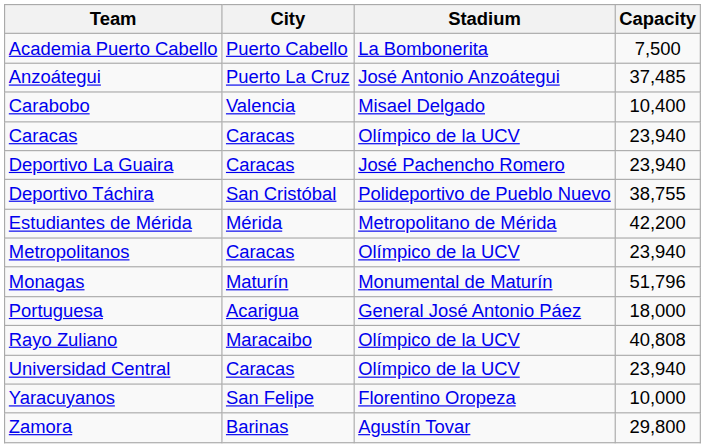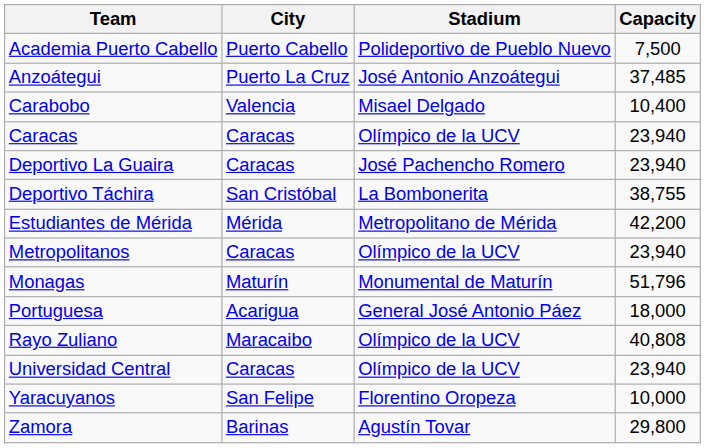(423, 48) La Bombonerita -> (485, 48) Polideportivo de Pueblo Nuevo
(485, 194) Polideportivo de Pueblo Nuevo -> (423, 194) La Bombonerita
